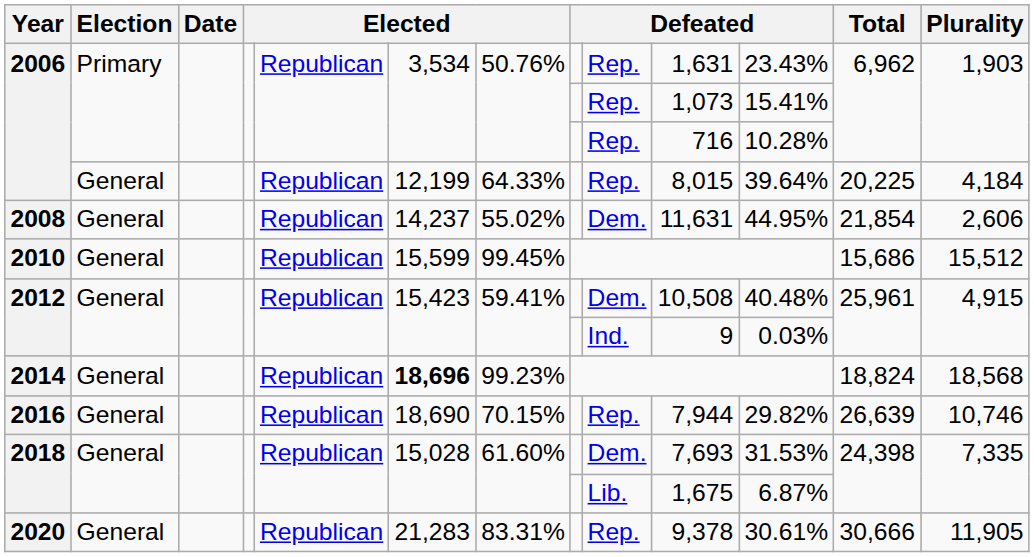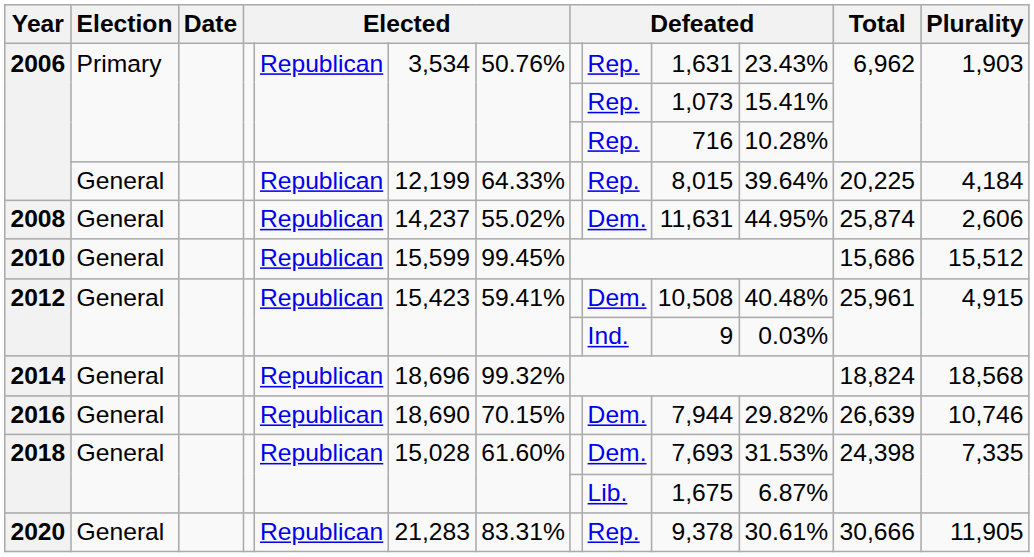(877, 219) 21,854 -> (877, 219) 25,874
(432, 375) bold -> (432, 375) normal
(523, 375) 99.23% -> (523, 375) 99.32%
(614, 414) Rep. -> (617, 414) Dem.
